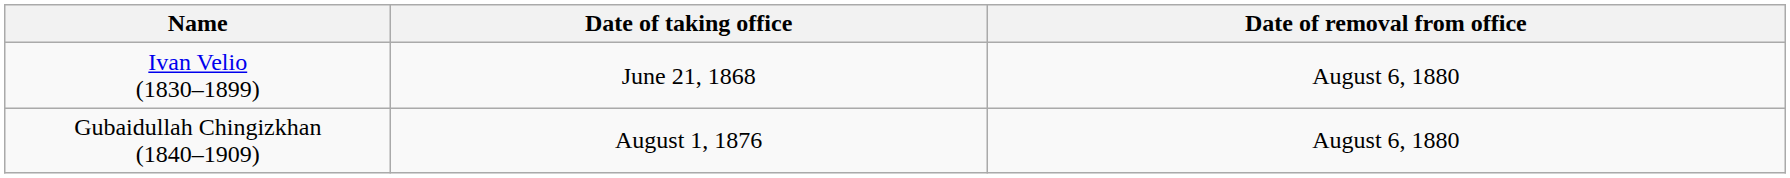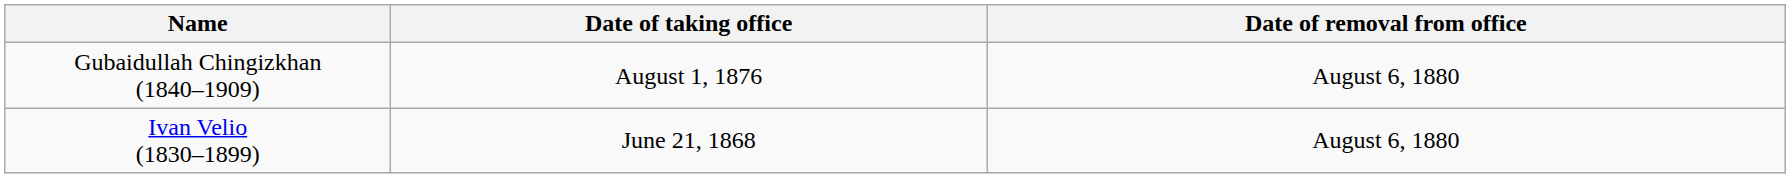rows swapped: (198, 75) <-> (198, 140)
